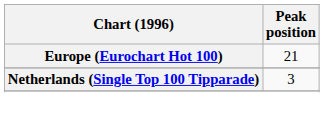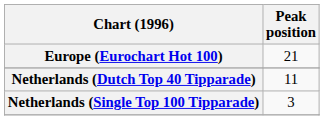+ row: (134, 79)
